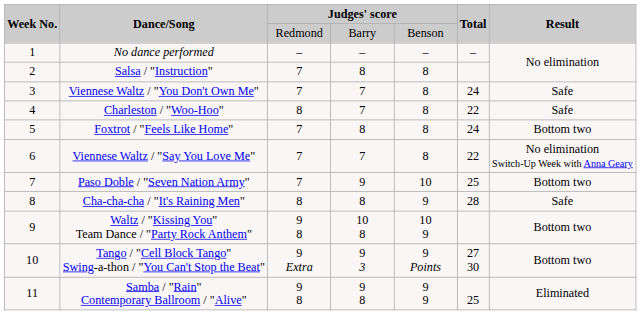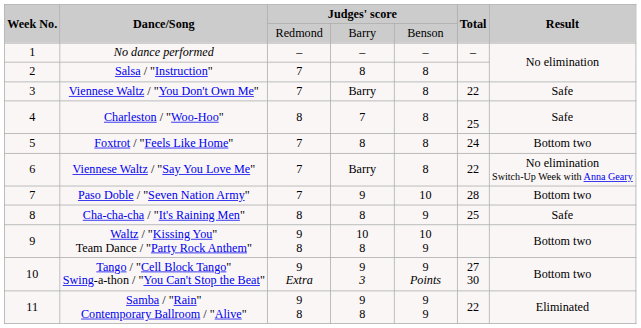(362, 91) 7 -> (362, 91) Barry
(473, 91) 24 -> (473, 91) 22
(473, 110) 22 -> (473, 124) 25
(362, 155) 7 -> (362, 169) Barry
(473, 182) 25 -> (473, 195) 28
(473, 201) 28 -> (473, 215) 25
(473, 300) 25 -> (473, 307) 22
